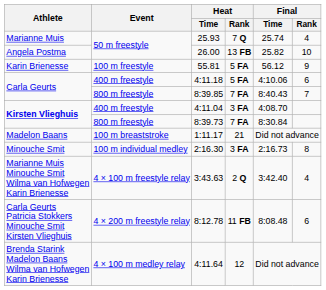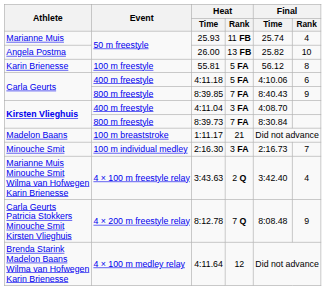(239, 39) 7 Q -> (239, 39) 11 FB
(307, 66) 9 -> (307, 66) 8
(307, 94) 7 -> (307, 94) 9
(307, 150) 8 -> (307, 150) 7
(239, 221) 11 FB -> (239, 221) 7 Q
(307, 221) 6 -> (307, 221) 9
